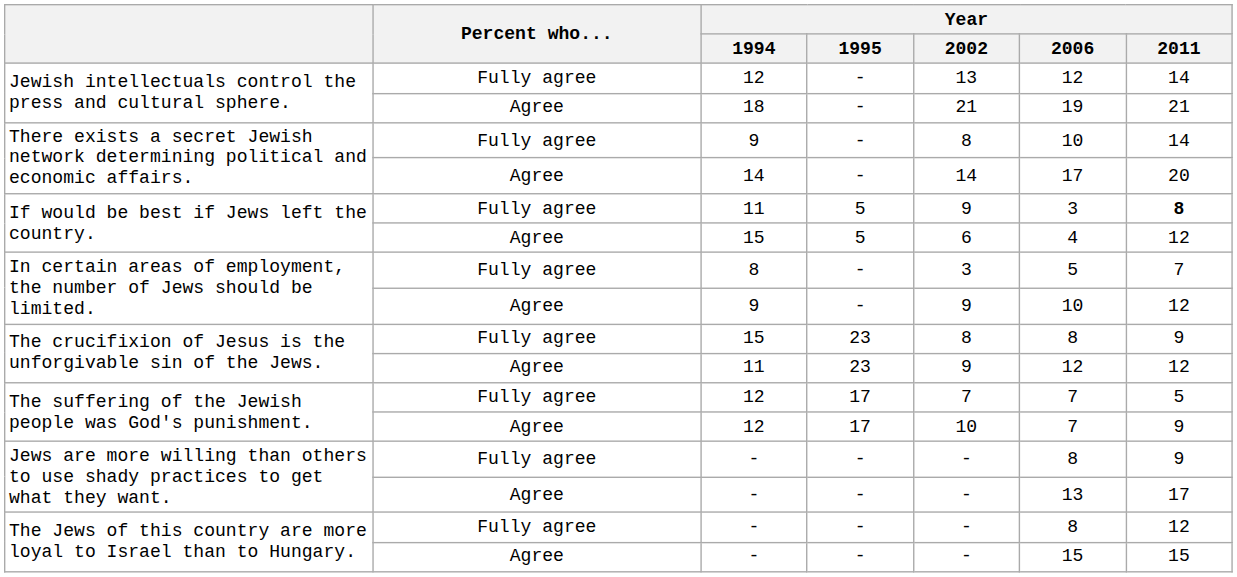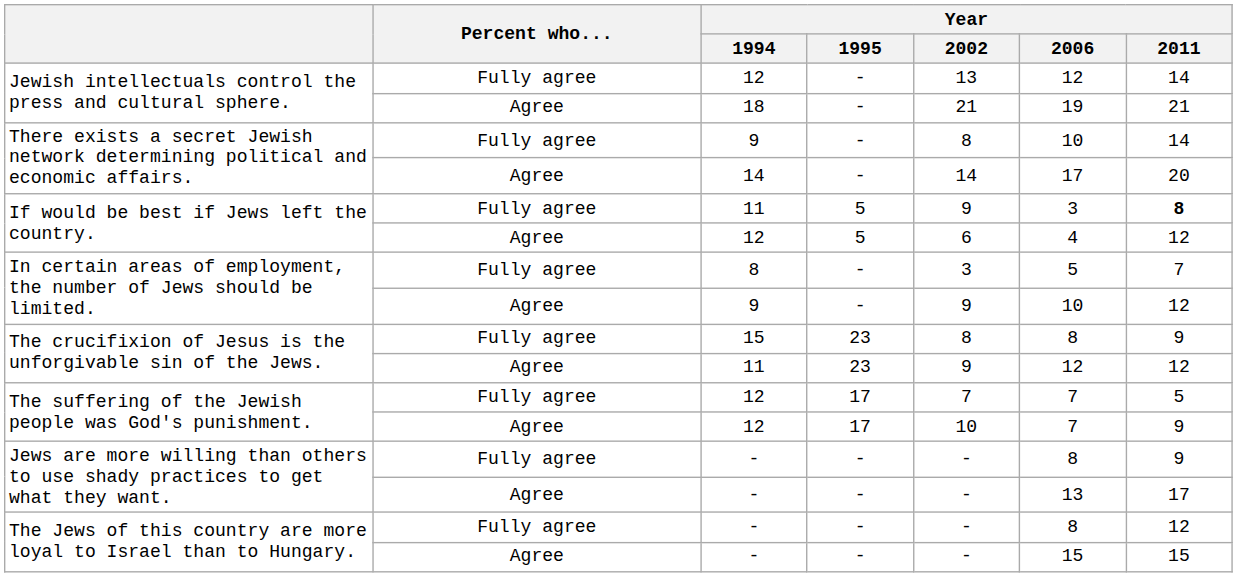(754, 238) 15 -> (754, 238) 12
